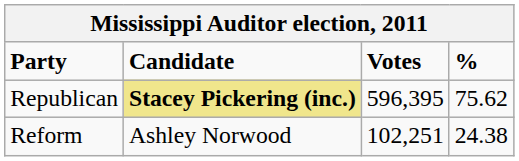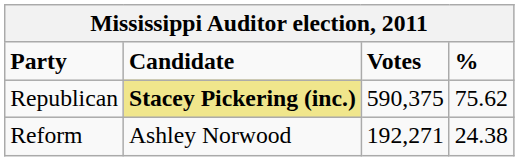(405, 98) 596,395 -> (405, 98) 590,375
(405, 135) 102,251 -> (405, 135) 192,271
